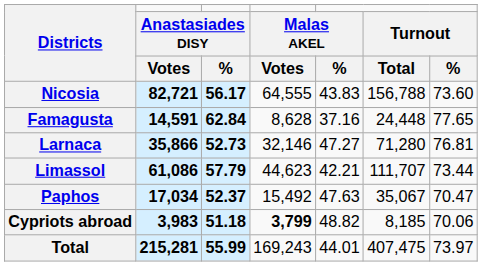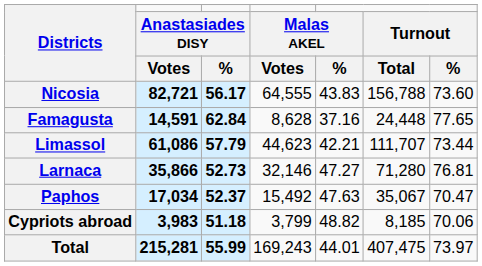rows swapped: (70, 145) <-> (70, 171)
(292, 222) bold -> (292, 222) normal
